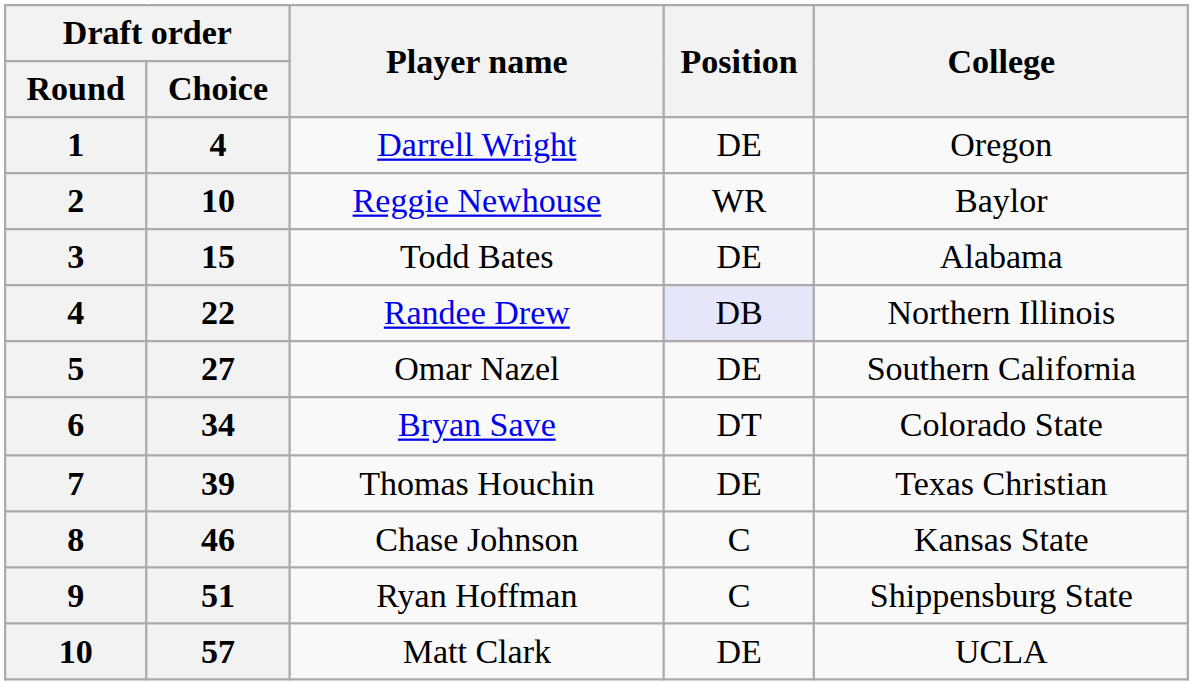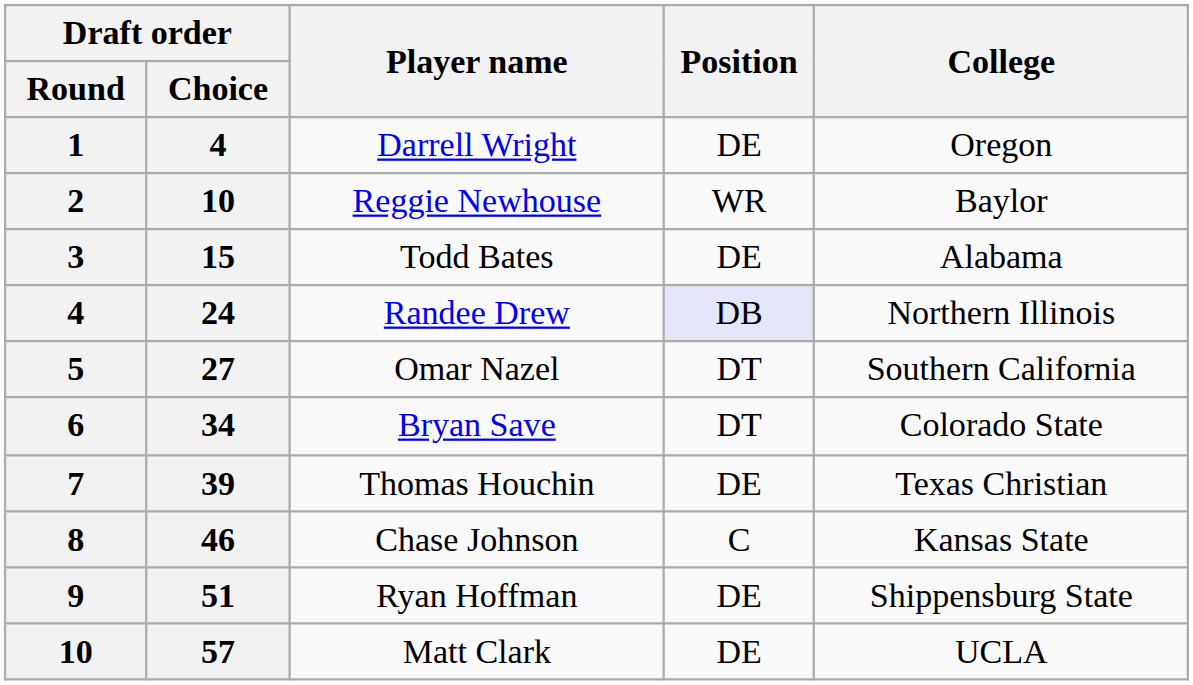(218, 313) 22 -> (218, 313) 24
(739, 369) DE -> (739, 369) DT
(739, 594) C -> (739, 594) DE
